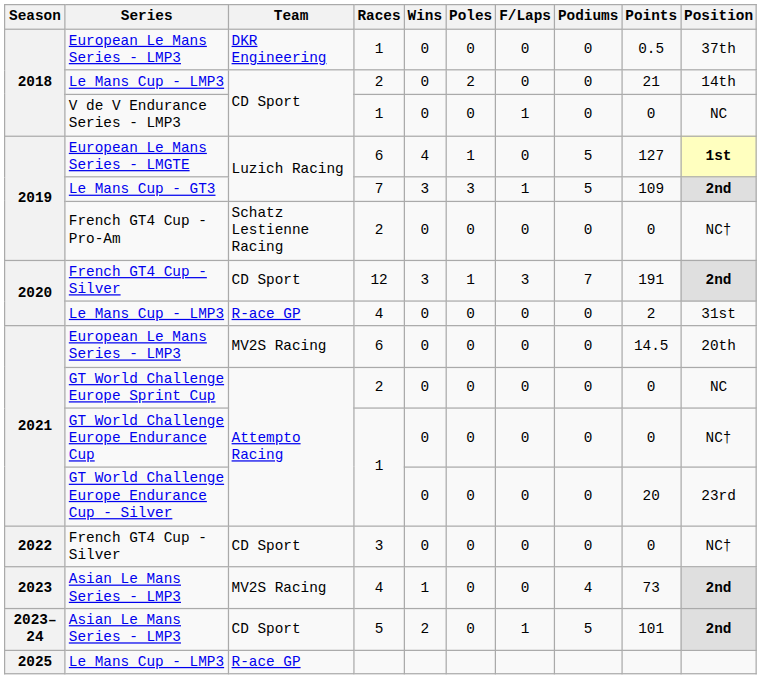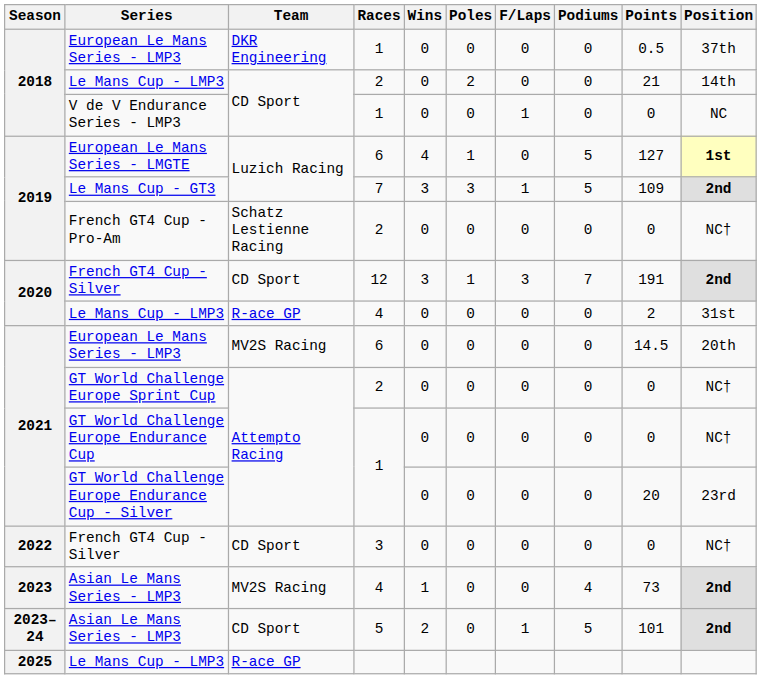(719, 387) NC -> (719, 387) NC†
